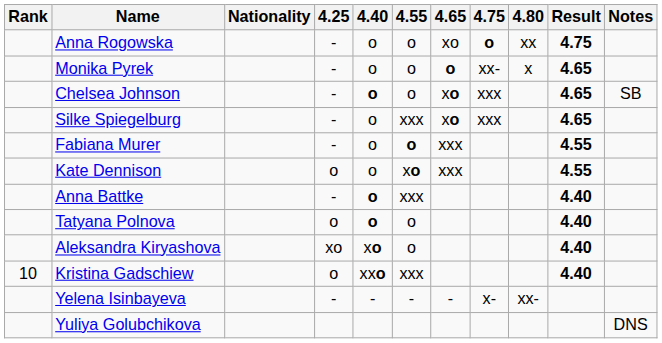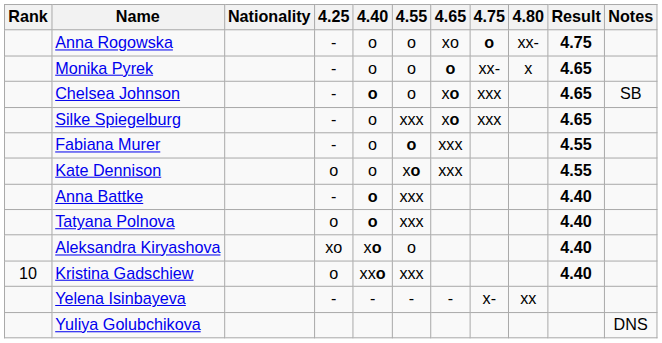(528, 42) xx -> (528, 42) xx-
(412, 222) o -> (412, 222) xxx
(528, 299) xx- -> (528, 299) xx
